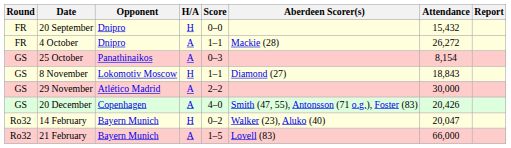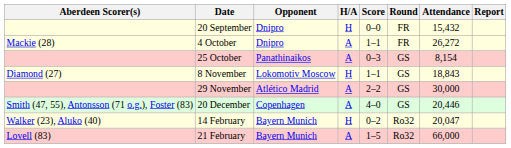columns swapped: (21, 12) <-> (324, 12)
(446, 105) 20,426 -> (446, 105) 20,446
